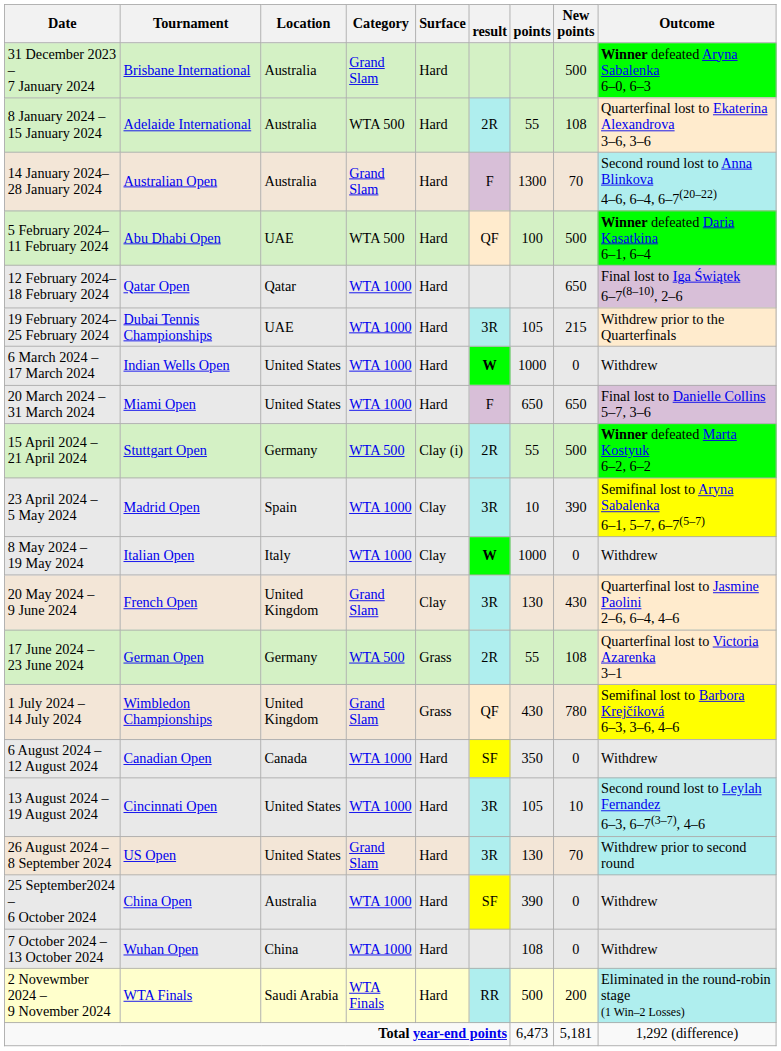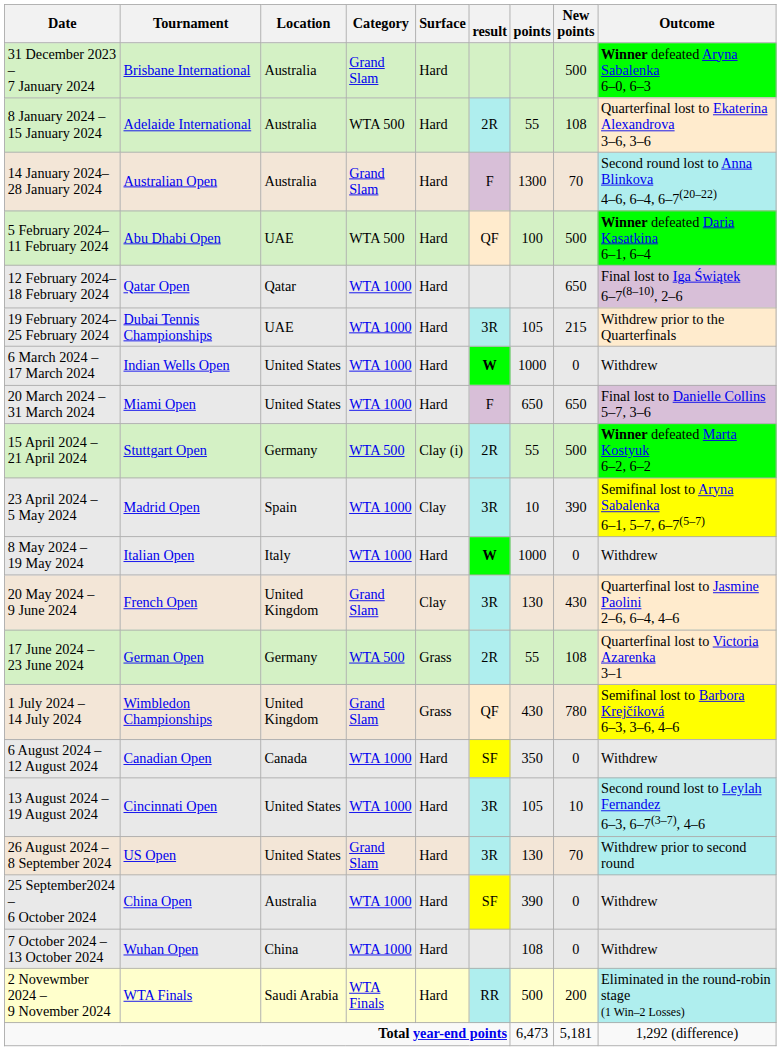(433, 556) Clay -> (433, 556) Hard
